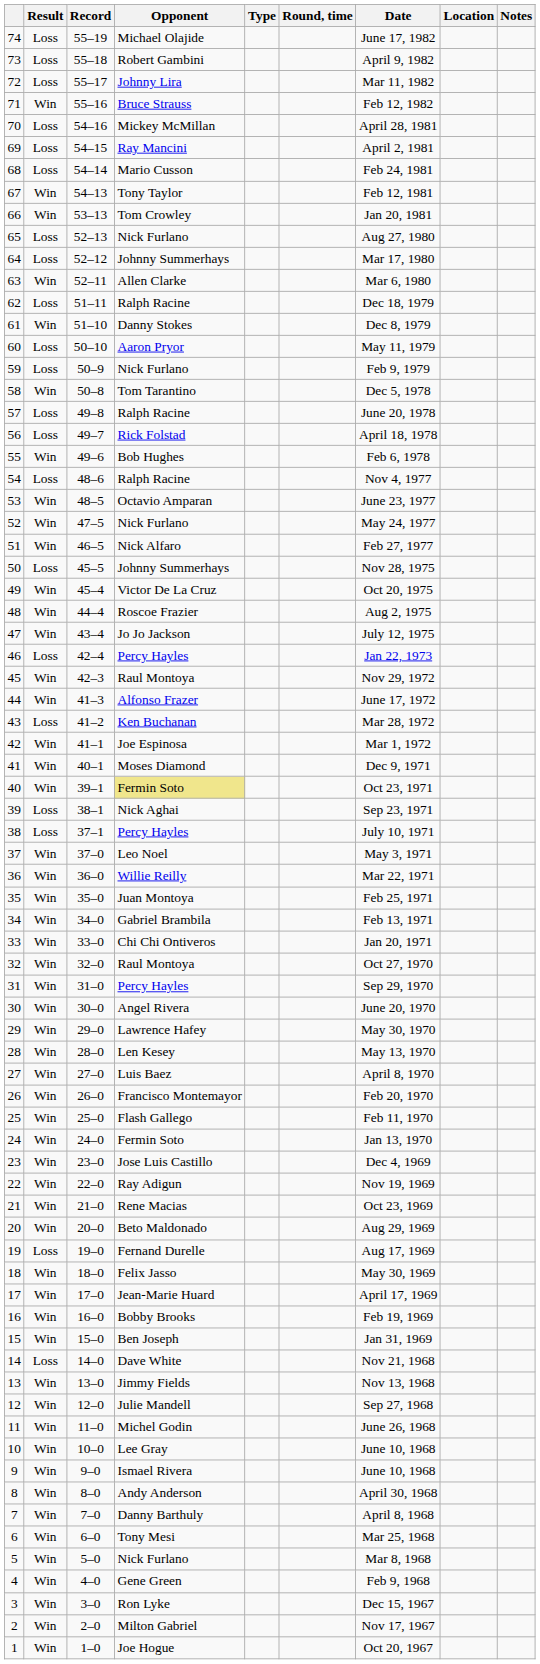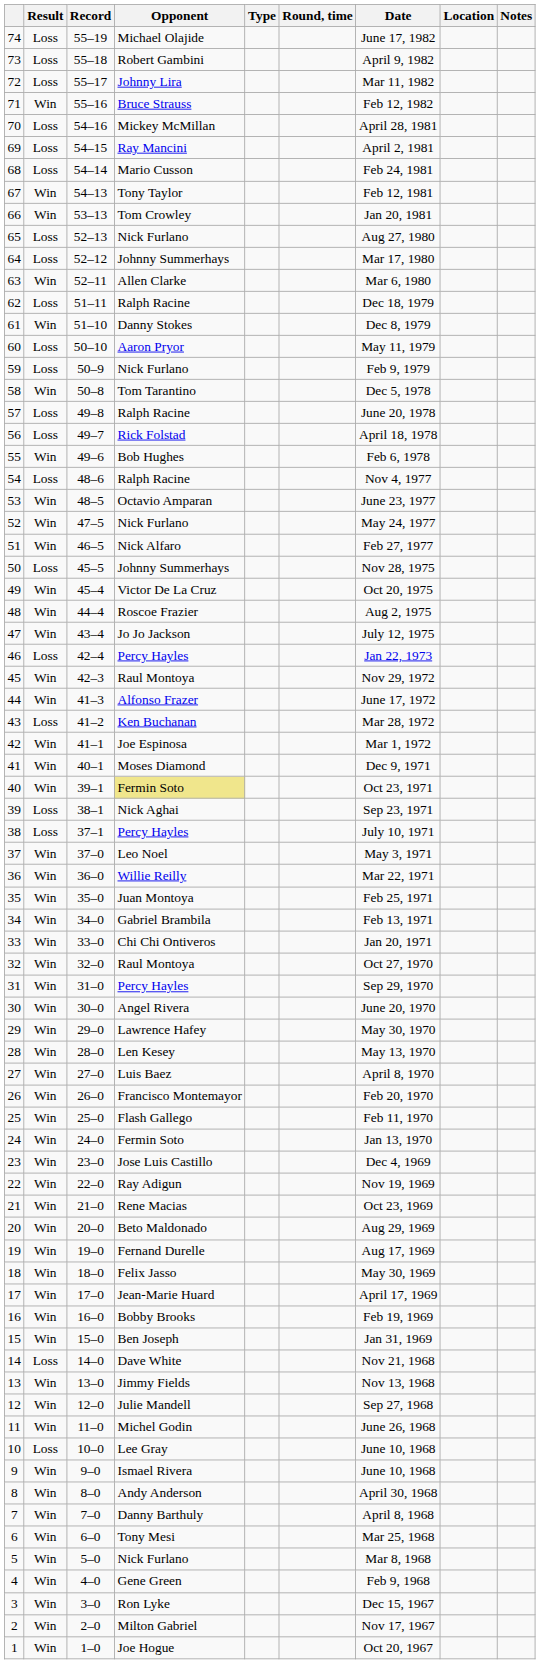(45, 1250) Loss -> (45, 1250) Win
(45, 1449) Win -> (45, 1449) Loss
